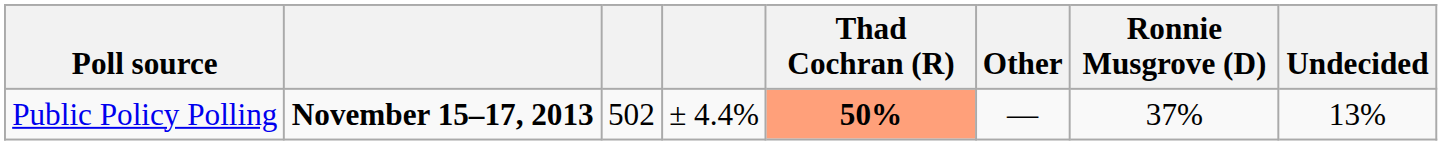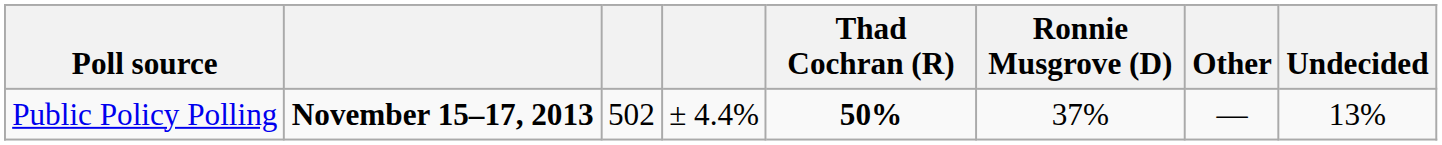columns swapped: (1174, 46) <-> (1023, 64)
(871, 113) lightsalmon background -> (871, 113) no background
